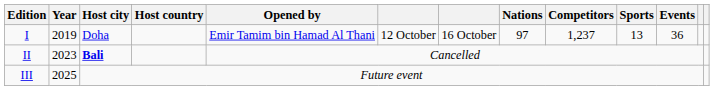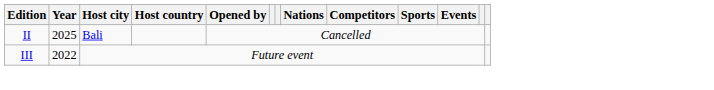- row: (27, 35)
(64, 55) 2023 -> (64, 35) 2025
(93, 55) bold -> (93, 35) normal
(64, 75) 2025 -> (64, 55) 2022
